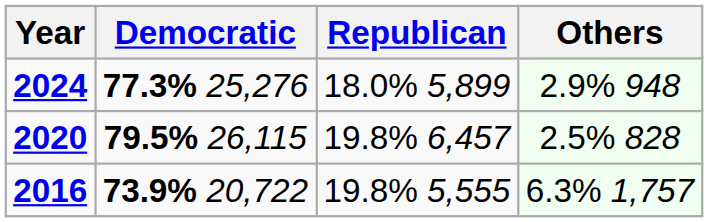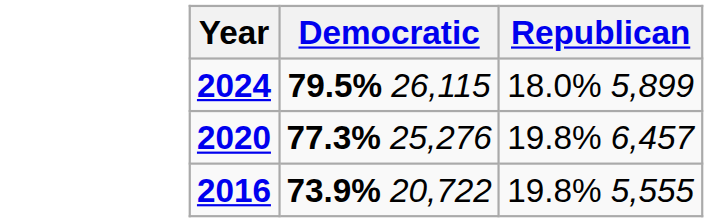- column: (610, 33)
(205, 85) 77.3% 25,276 -> (389, 85) 79.5% 26,115
(205, 138) 79.5% 26,115 -> (389, 138) 77.3% 25,276
